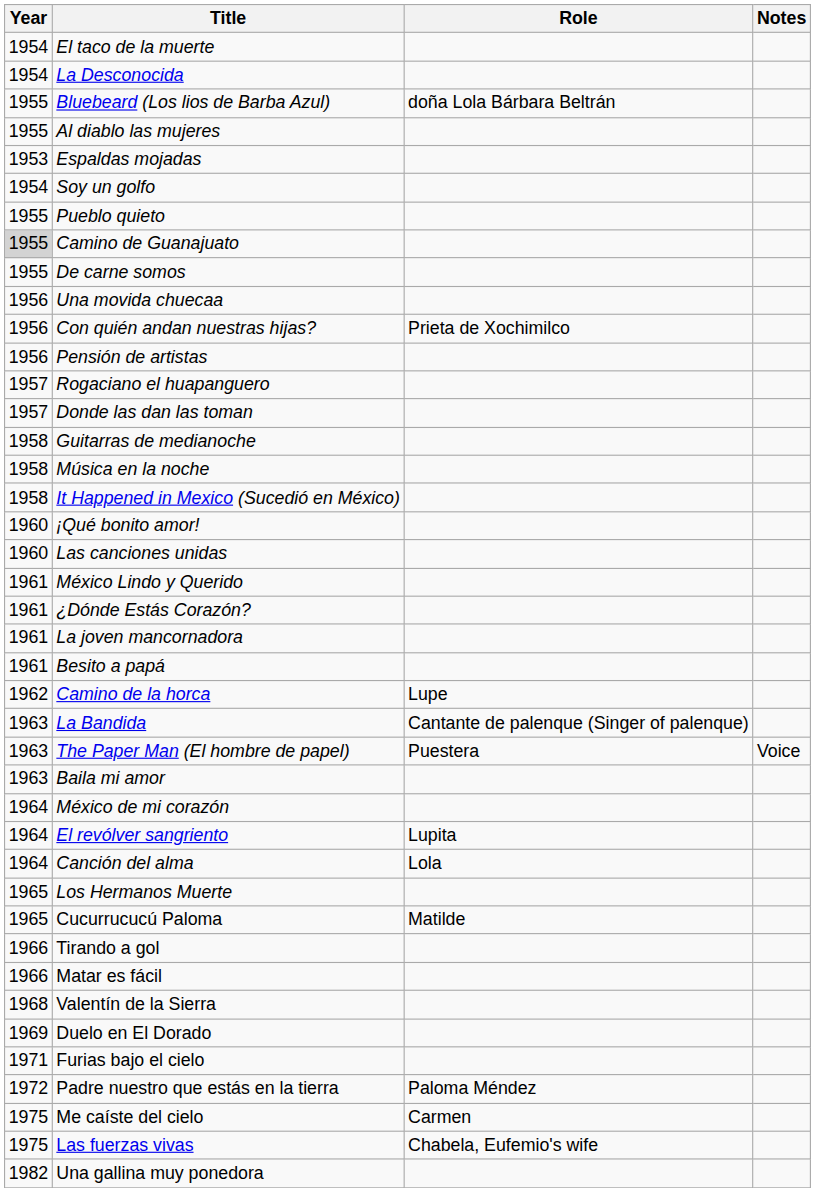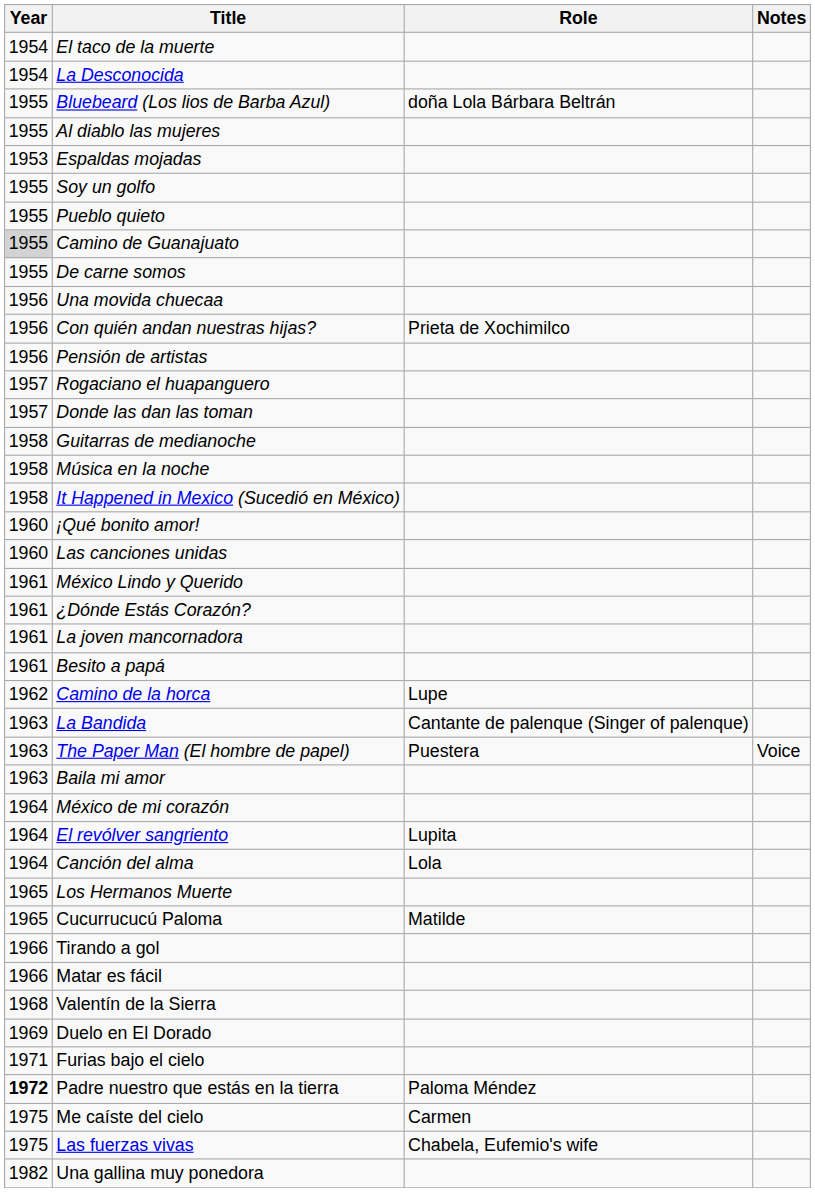(28, 187) 1954 -> (28, 187) 1955
(28, 1088) normal -> (28, 1088) bold
